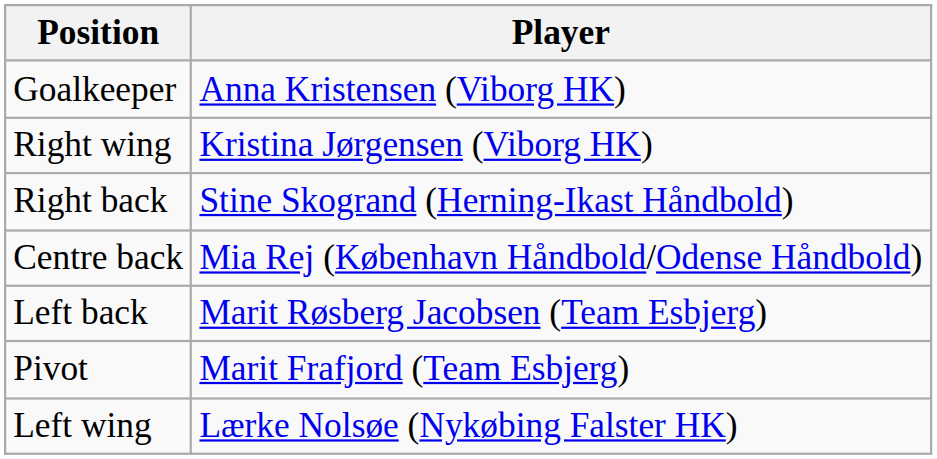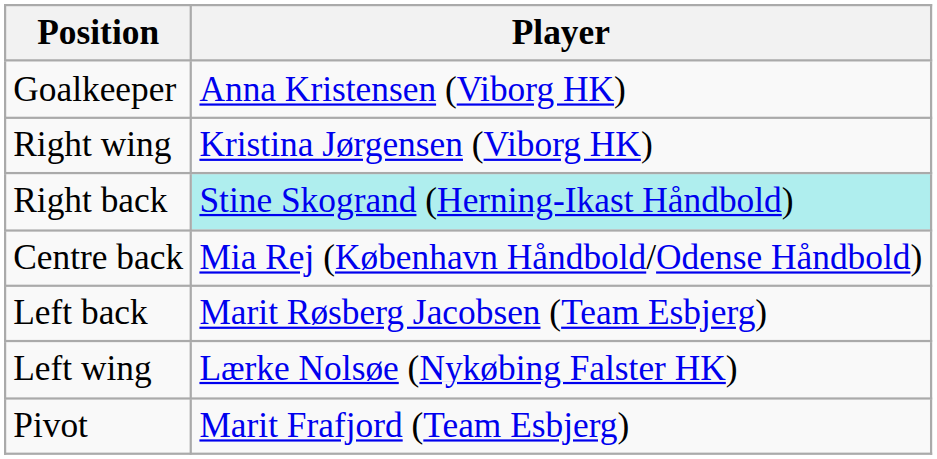(496, 200) no background -> (496, 200) paleturquoise background
rows swapped: (82, 425) <-> (51, 369)
